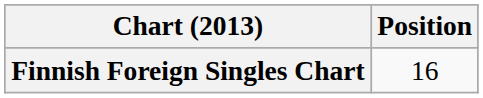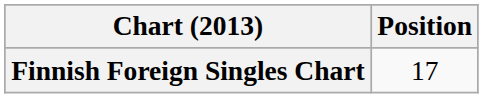(425, 69) 16 -> (425, 69) 17
